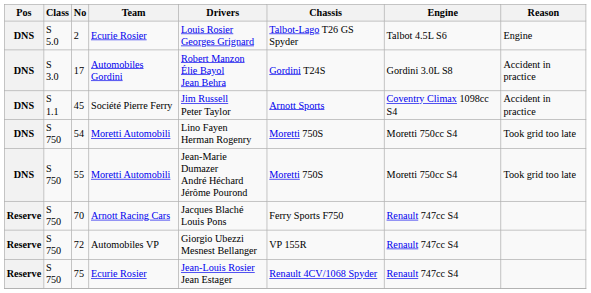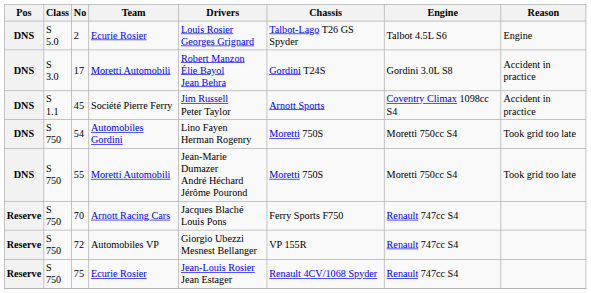(117, 70) Automobiles Gordini -> (131, 70) Moretti Automobili
(131, 134) Moretti Automobili -> (117, 134) Automobiles Gordini
